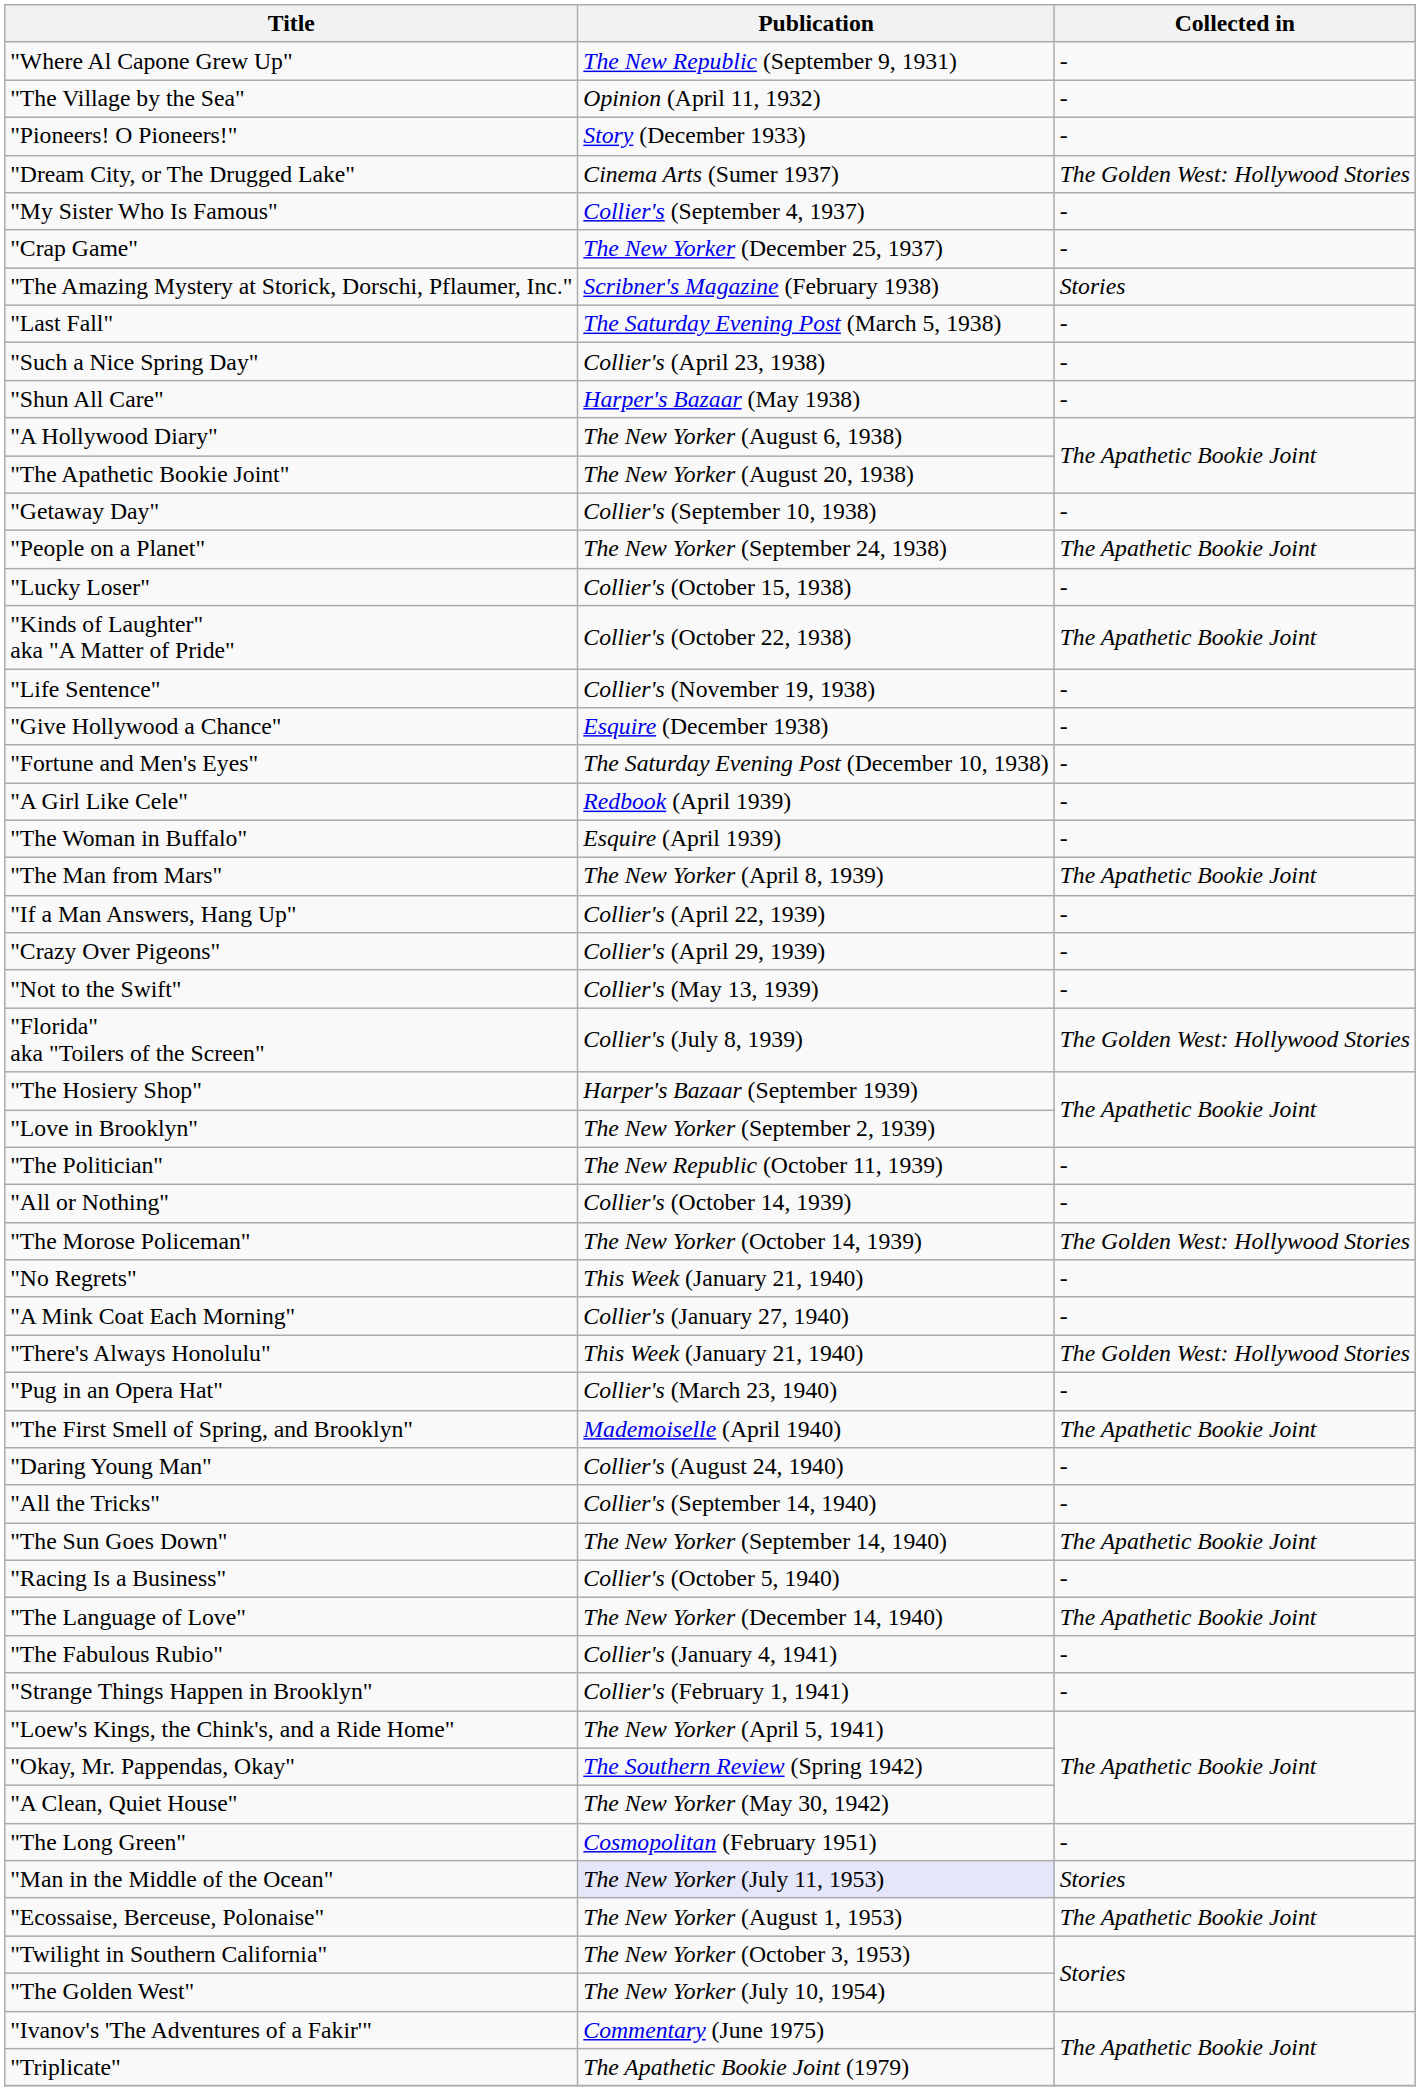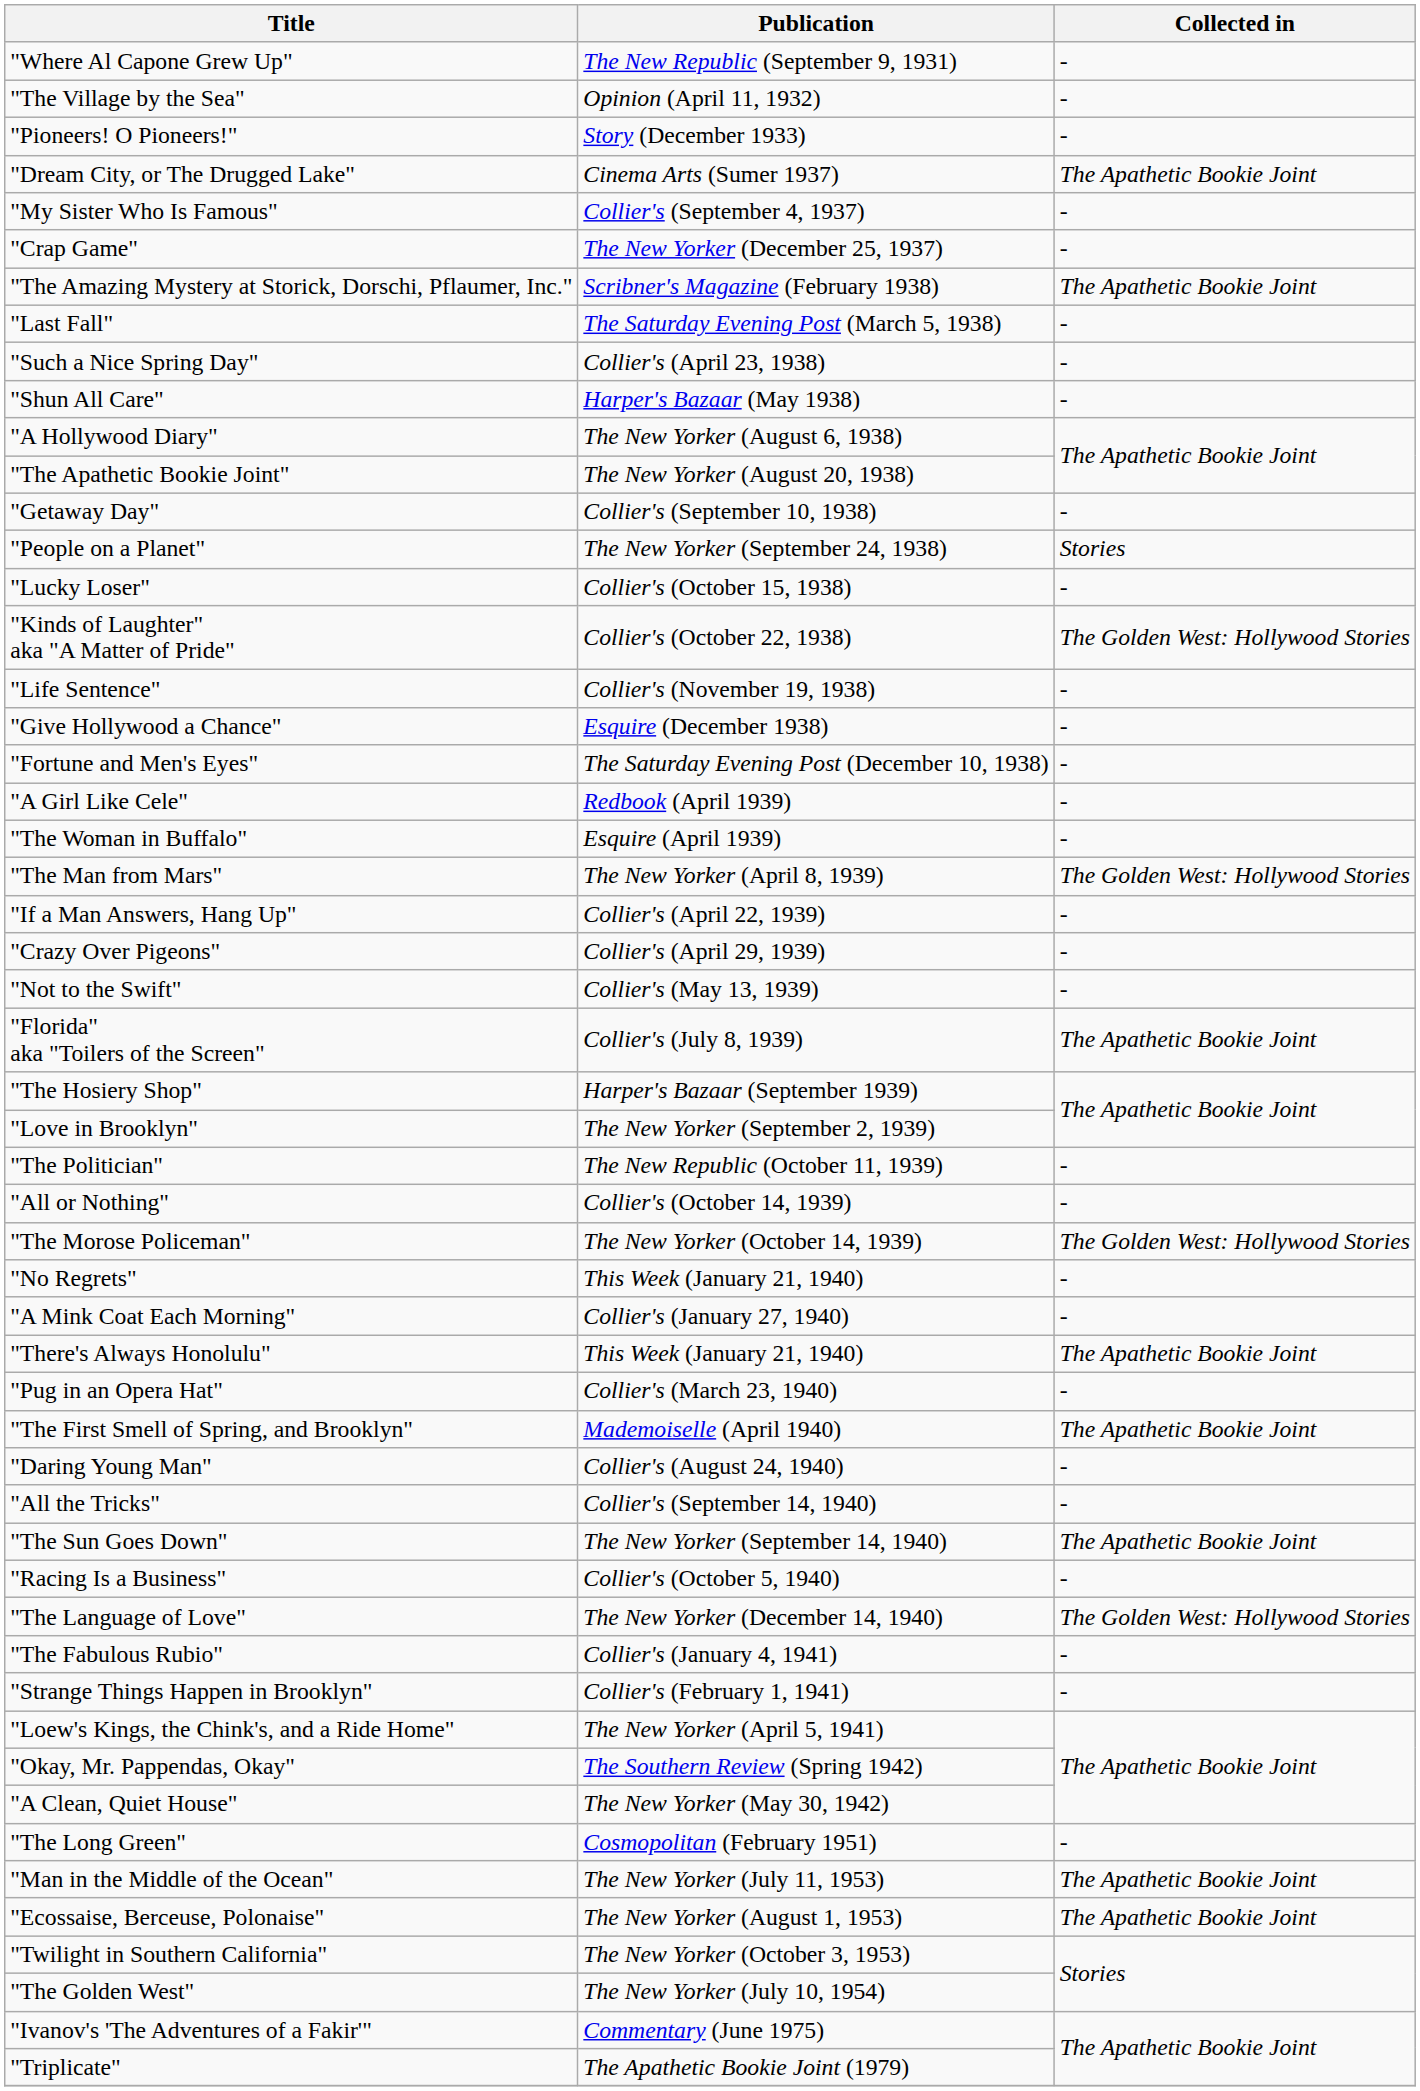(1235, 173) The Golden West: Hollywood Stories -> (1188, 173) The Apathetic Bookie Joint
(1093, 286) Stories -> (1188, 286) The Apathetic Bookie Joint
(1188, 549) The Apathetic Bookie Joint -> (1093, 549) Stories
(1188, 637) The Apathetic Bookie Joint -> (1235, 637) The Golden West: Hollywood Stories
(1188, 876) The Apathetic Bookie Joint -> (1235, 876) The Golden West: Hollywood Stories
(1235, 1039) The Golden West: Hollywood Stories -> (1188, 1039) The Apathetic Bookie Joint
(1235, 1353) The Golden West: Hollywood Stories -> (1188, 1353) The Apathetic Bookie Joint
(1188, 1616) The Apathetic Bookie Joint -> (1235, 1616) The Golden West: Hollywood Stories
(734, 1879) lavender background -> (734, 1879) no background
(1093, 1879) Stories -> (1188, 1879) The Apathetic Bookie Joint
